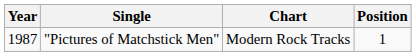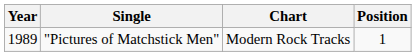(23, 39) 1987 -> (23, 39) 1989
